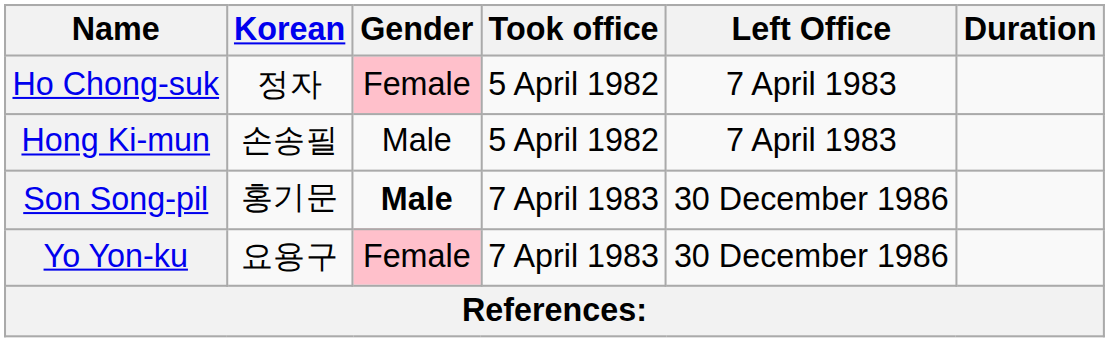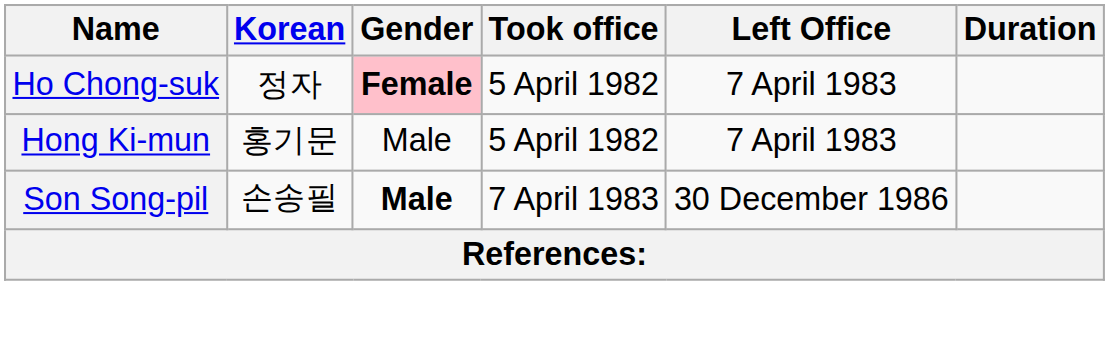(417, 84) normal -> (417, 84) bold
(290, 140) 손송필 -> (290, 140) 홍기문
(290, 198) 홍기문 -> (290, 198) 손송필
- row: (116, 256)
